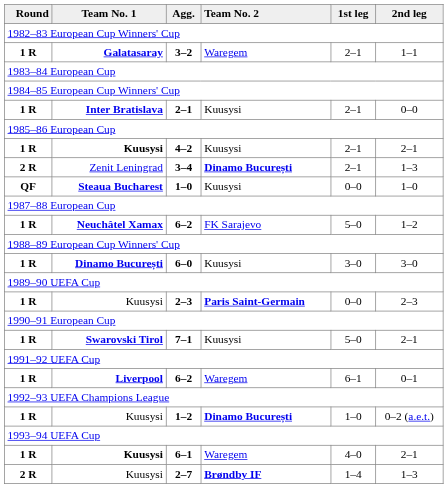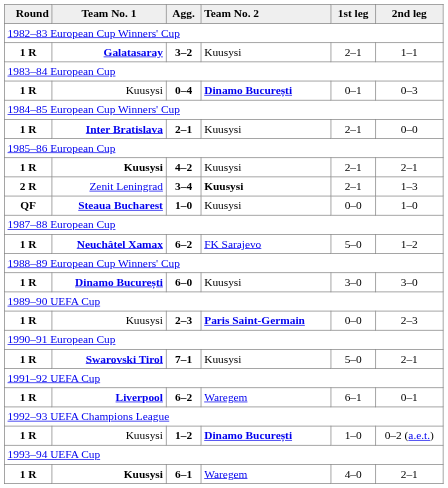(226, 52) Waregem -> (223, 52) Kuusysi
+ row: (144, 90)
(248, 167) Dinamo București -> (224, 186) Kuusysi
- row: (144, 474)
